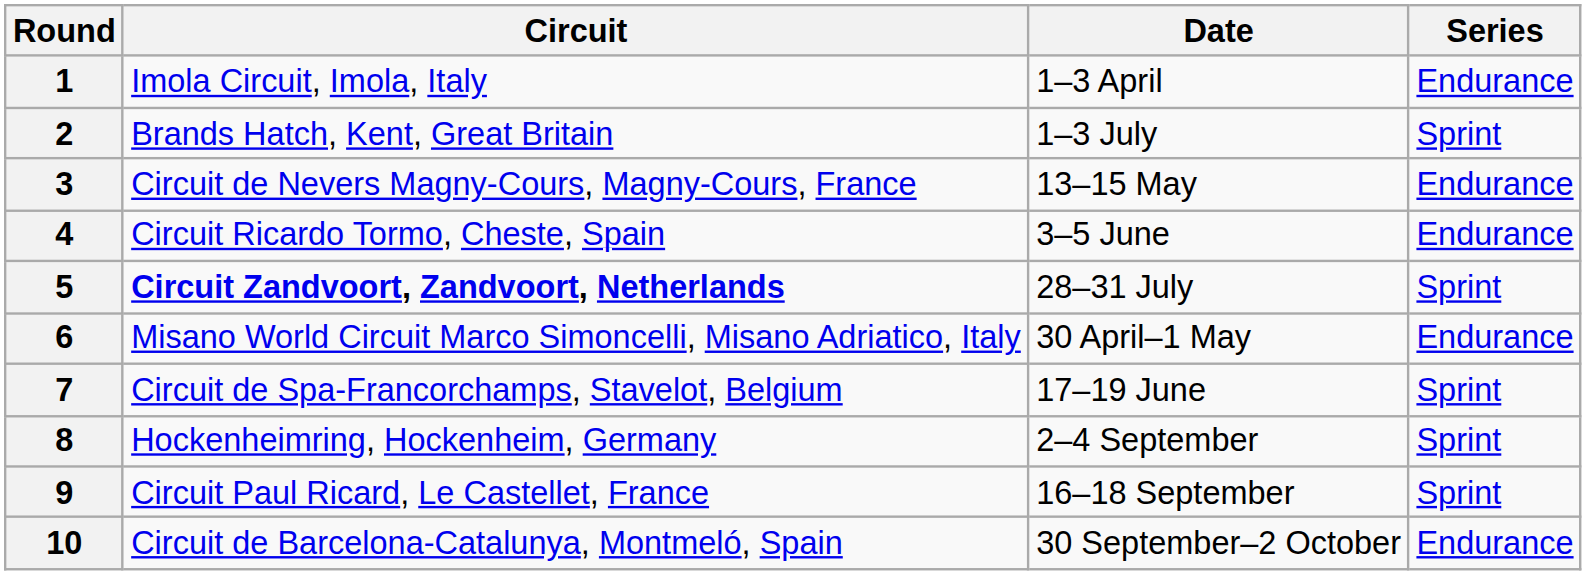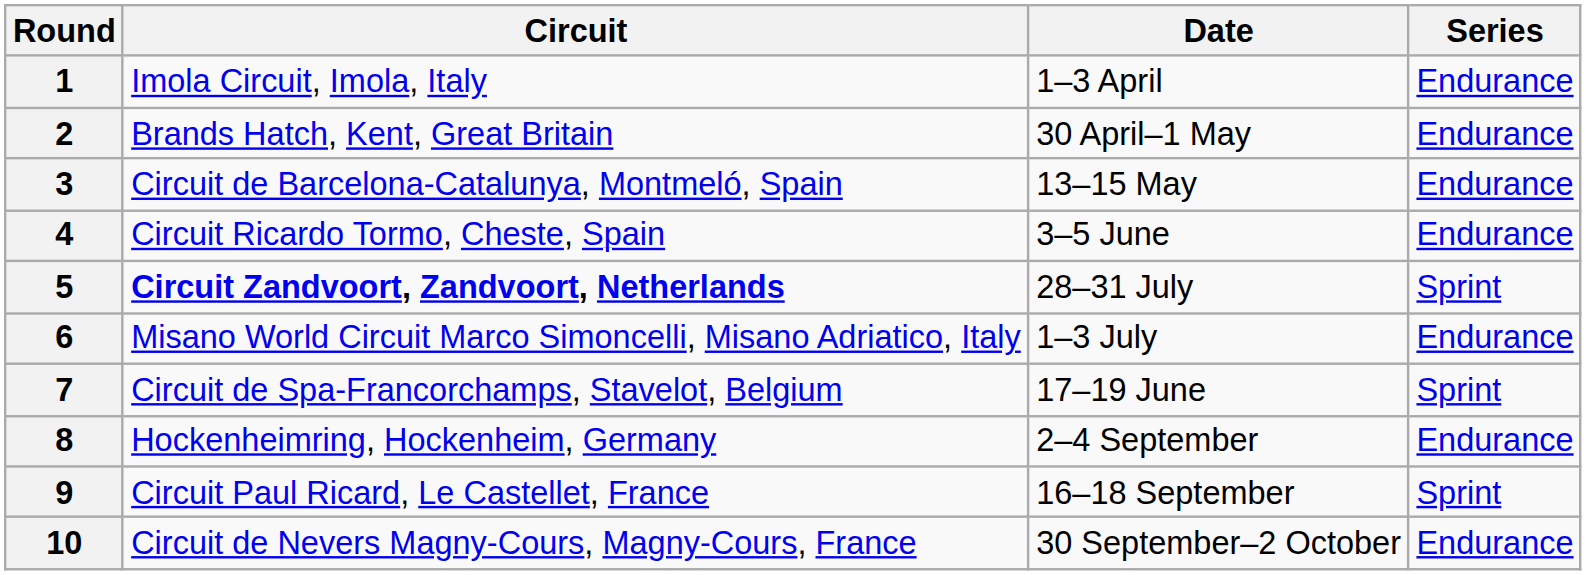(1097, 133) 1–3 July -> (1144, 133) 30 April–1 May
(1459, 133) Sprint -> (1495, 133) Endurance
(524, 184) Circuit de Nevers Magny-Cours, Magny-Cours, France -> (487, 184) Circuit de Barcelona-Catalunya, Montmeló, Spain
(1144, 338) 30 April–1 May -> (1097, 338) 1–3 July
(1459, 440) Sprint -> (1495, 440) Endurance
(487, 543) Circuit de Barcelona-Catalunya, Montmeló, Spain -> (524, 543) Circuit de Nevers Magny-Cours, Magny-Cours, France
